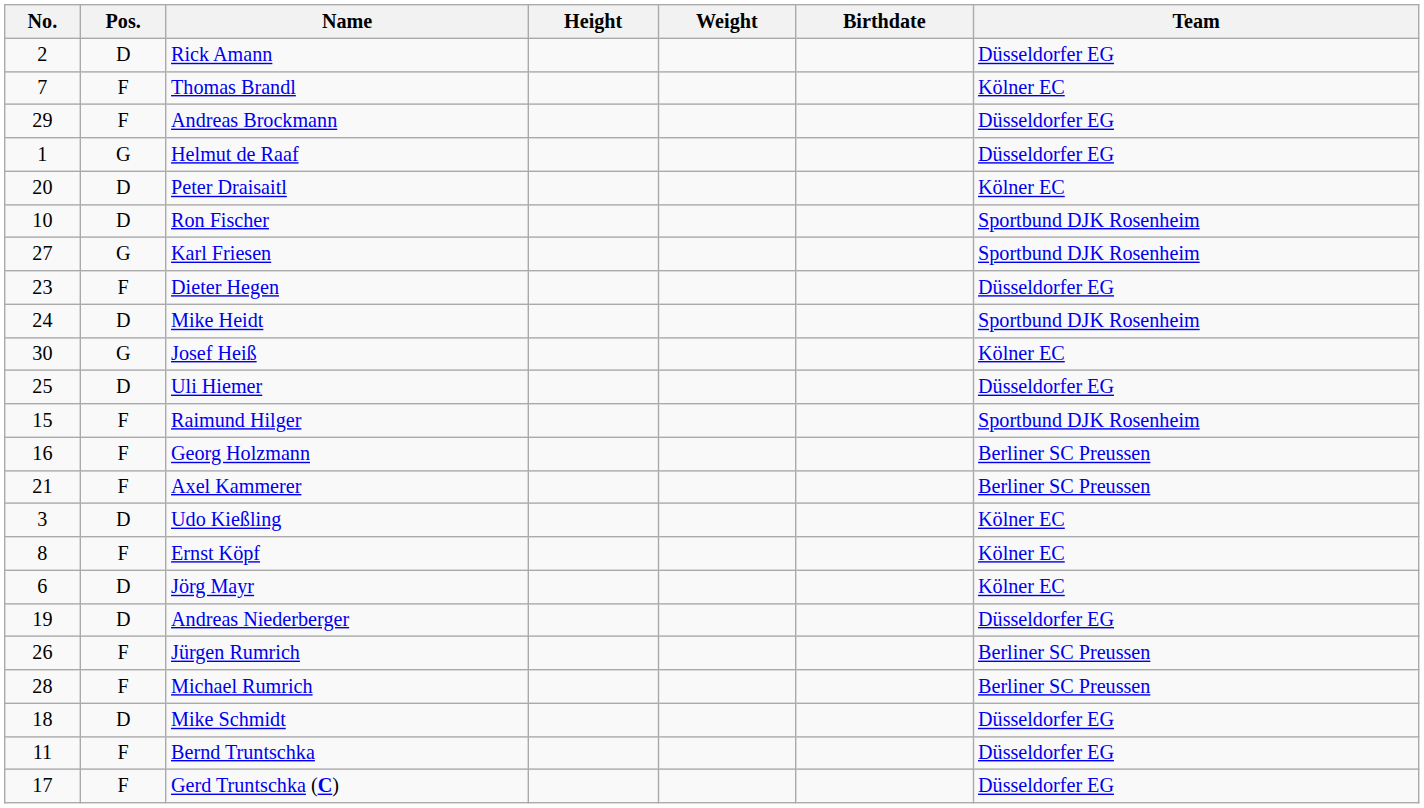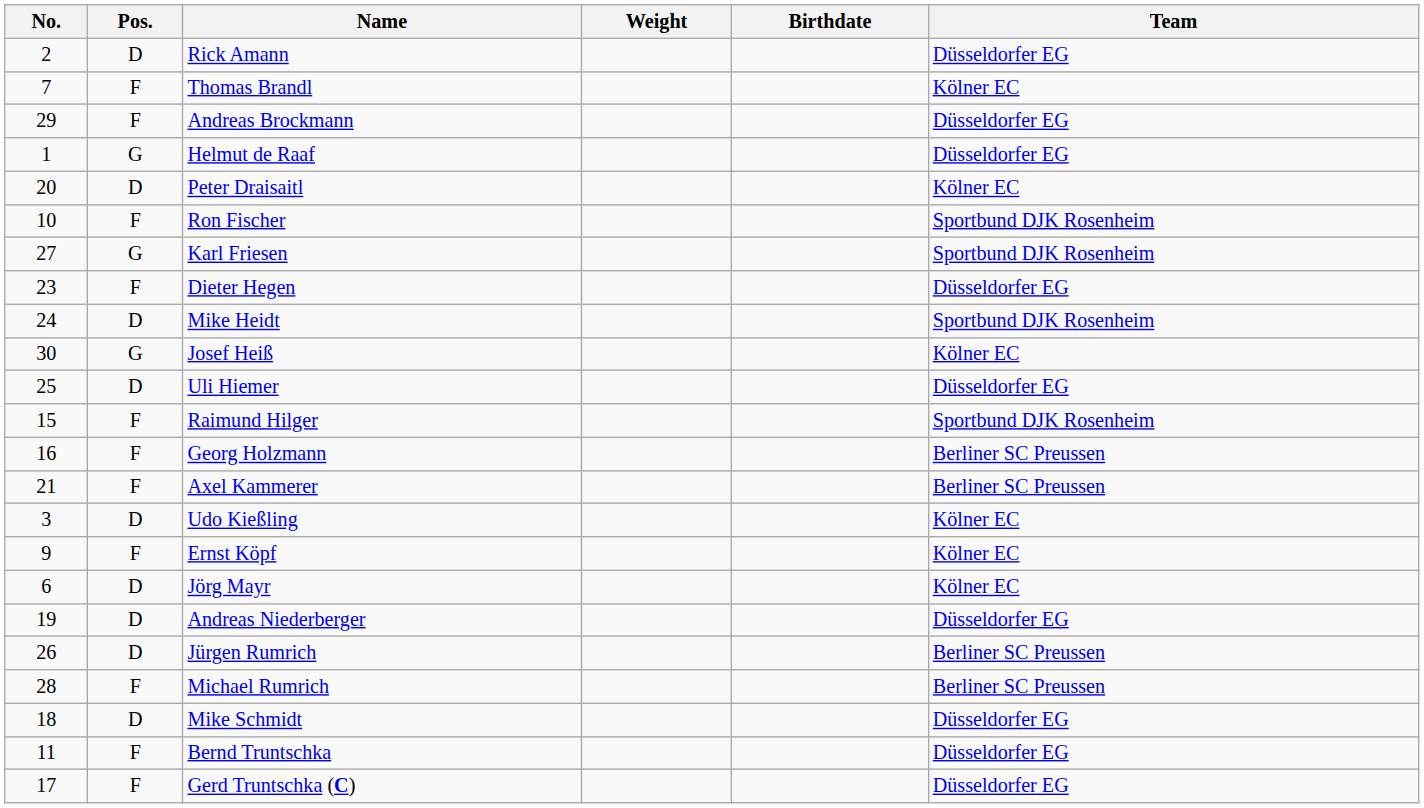- column: (593, 21)
(123, 221) D -> (135, 221) F
(42, 553) 8 -> (46, 553) 9
(123, 653) F -> (135, 653) D
